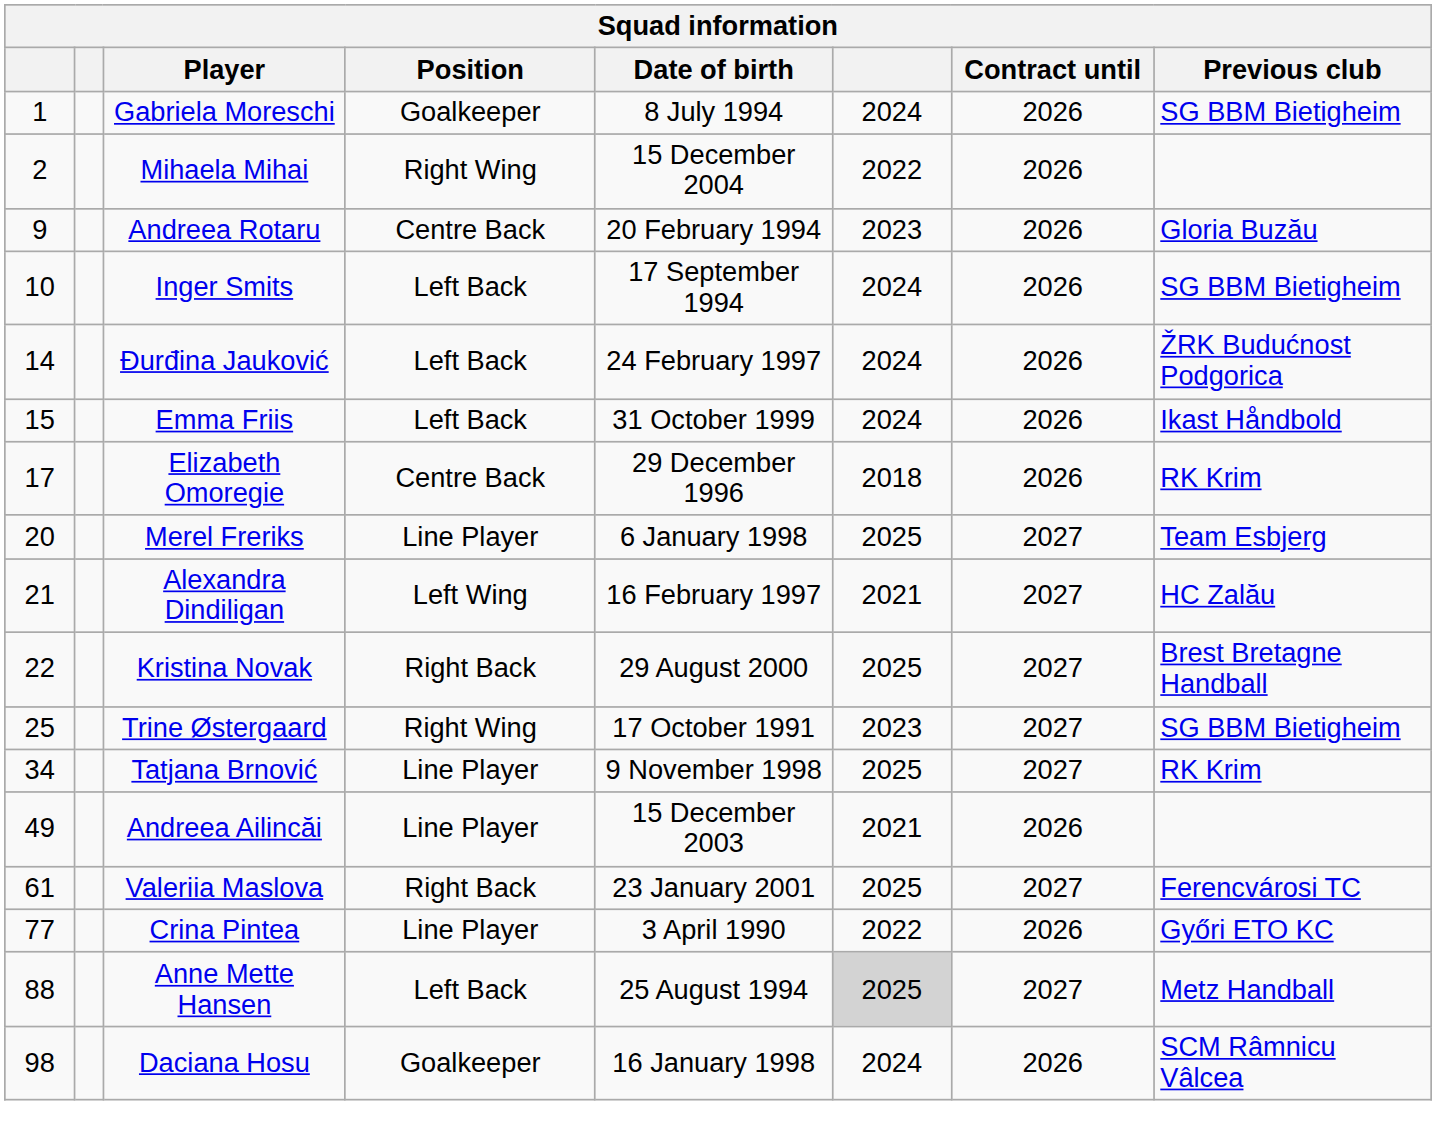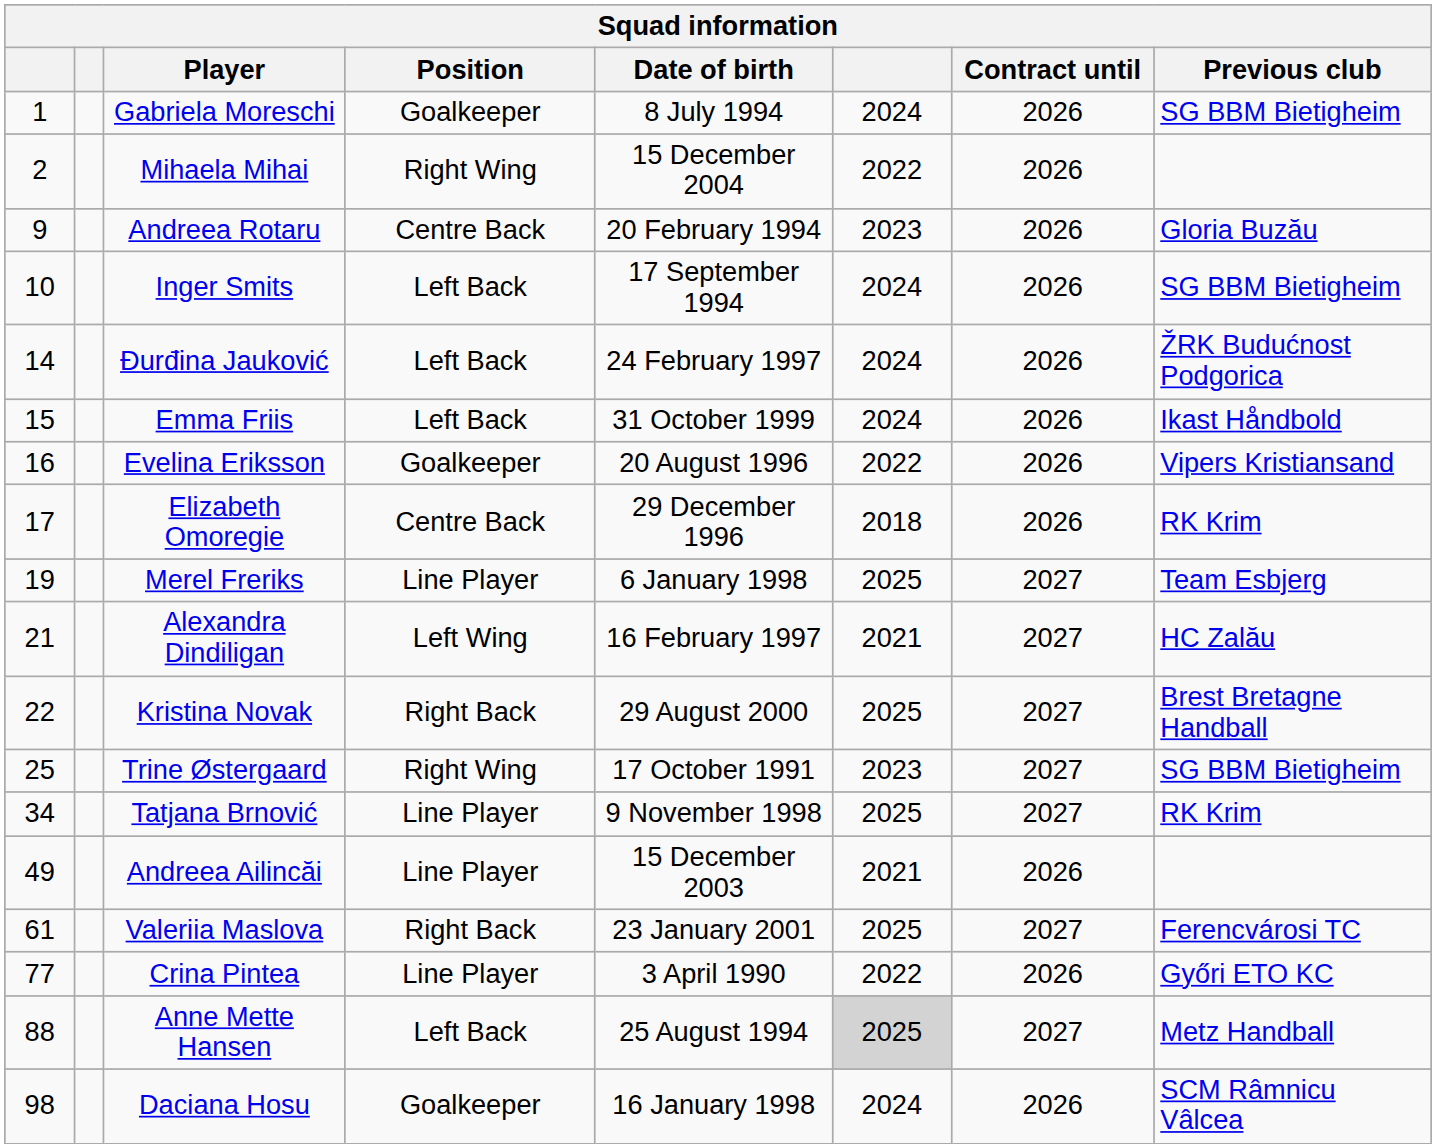+ row: (224, 462)
(40, 536) 20 -> (40, 579) 19
